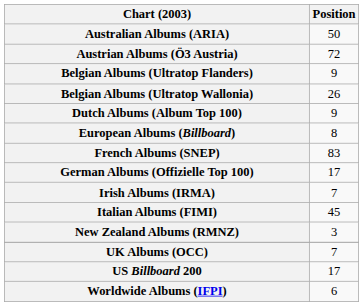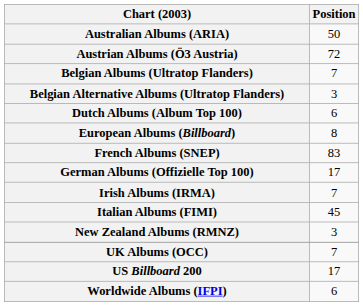(334, 73) 9 -> (334, 73) 7
+ row: (157, 93)
- row: (157, 93)
(334, 113) 9 -> (334, 113) 6
